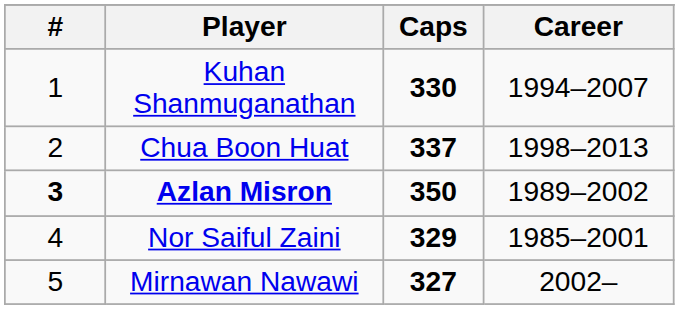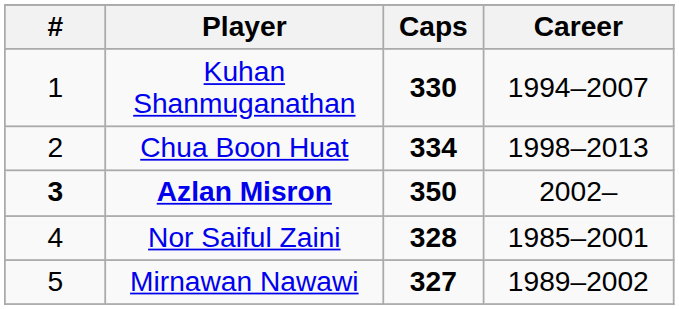(433, 147) 337 -> (433, 147) 334
(578, 192) 1989–2002 -> (578, 192) 2002–
(433, 237) 329 -> (433, 237) 328
(578, 281) 2002– -> (578, 281) 1989–2002
